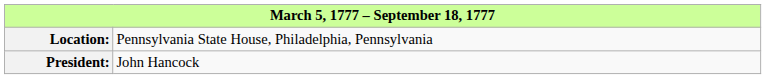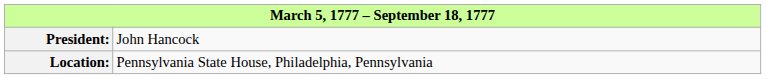rows swapped: (80, 39) <-> (78, 62)
